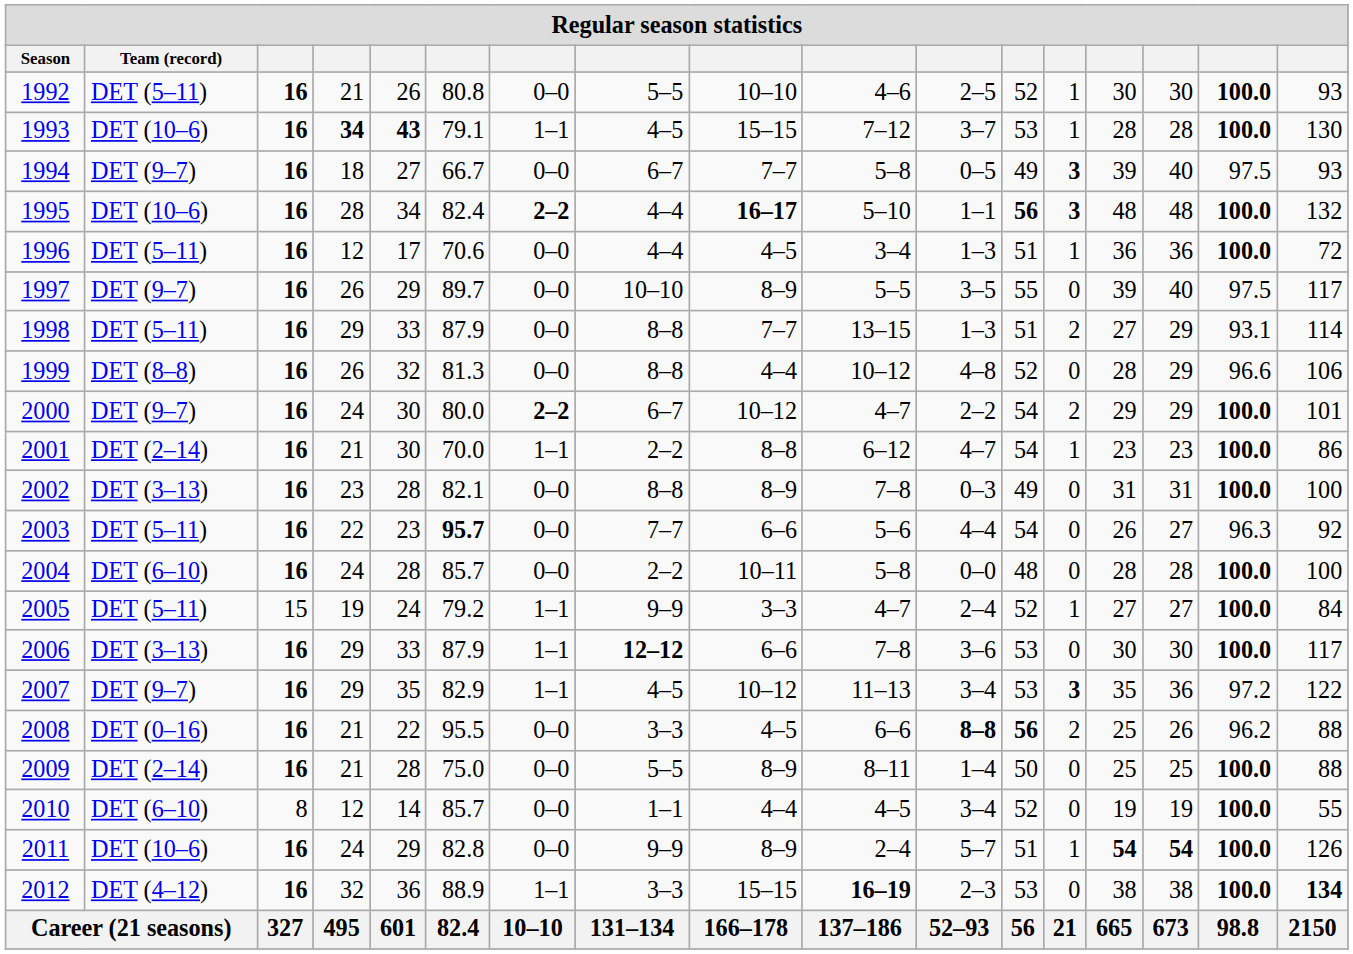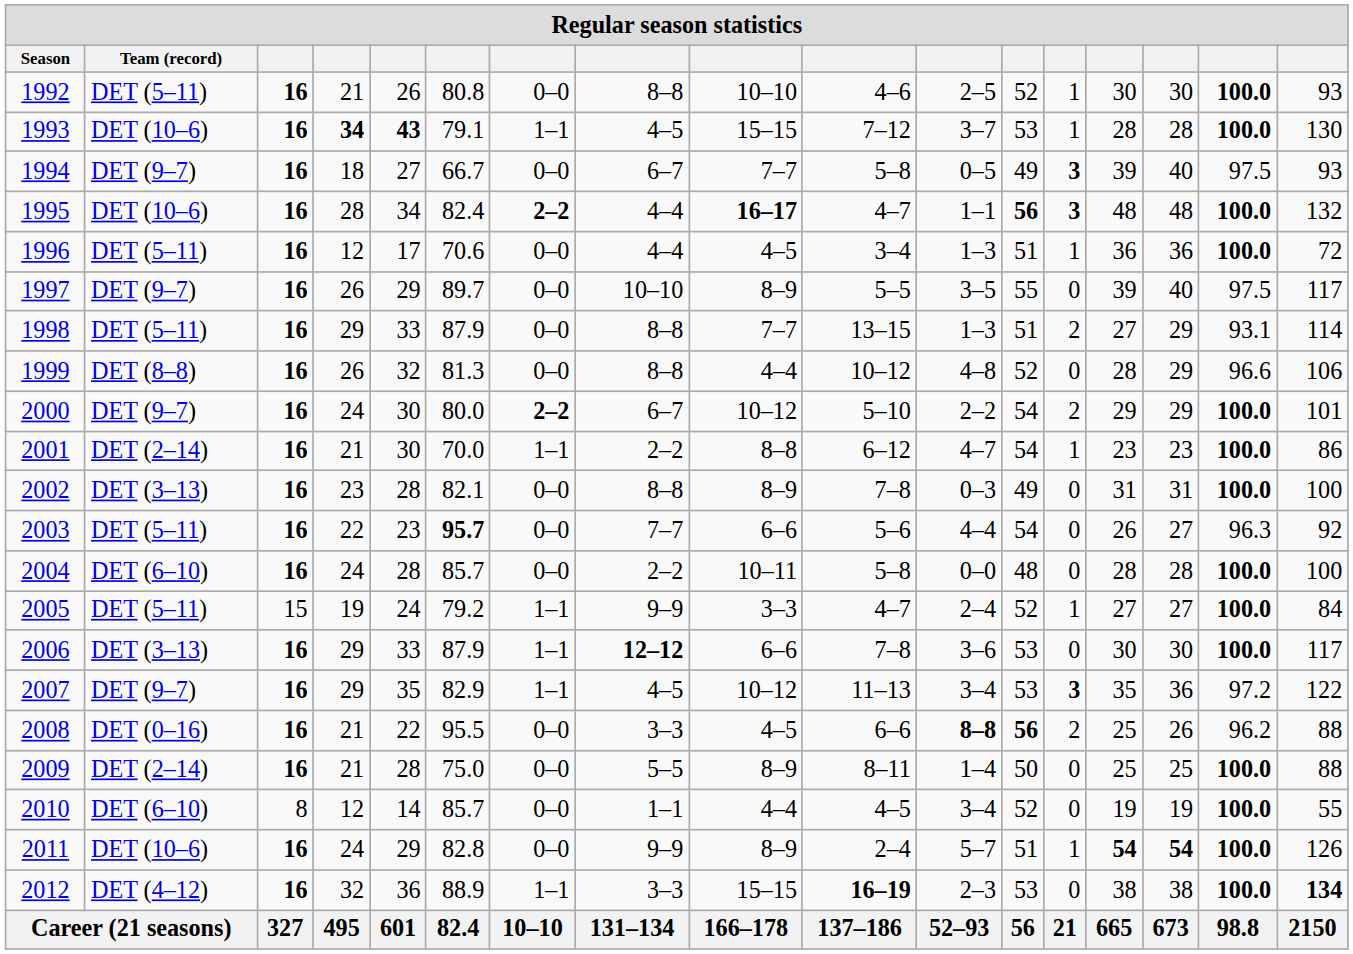(665, 91) 5–5 -> (665, 91) 8–8
(887, 210) 5–10 -> (893, 210) 4–7
(893, 410) 4–7 -> (887, 410) 5–10
